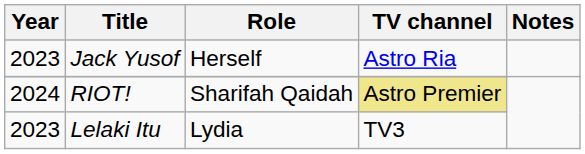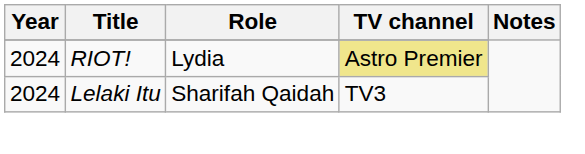- row: (125, 58)
(272, 93) Sharifah Qaidah -> (198, 58) Lydia
(35, 129) 2023 -> (35, 93) 2024
(217, 129) Lydia -> (253, 93) Sharifah Qaidah
